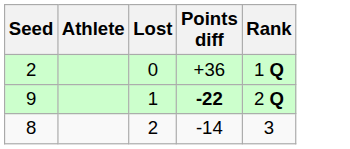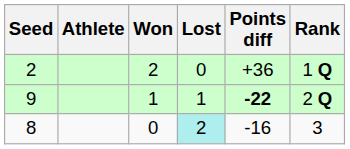+ column: (153, 29)
(153, 128) no background -> (201, 128) paleturquoise background
(209, 128) -14 -> (258, 128) -16
